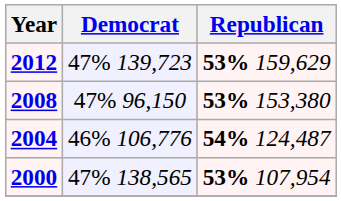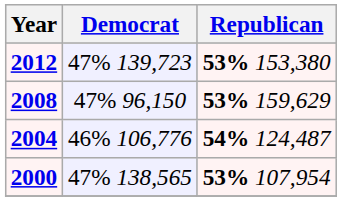(267, 62) 53% 159,629 -> (267, 62) 53% 153,380
(267, 100) 53% 153,380 -> (267, 100) 53% 159,629
